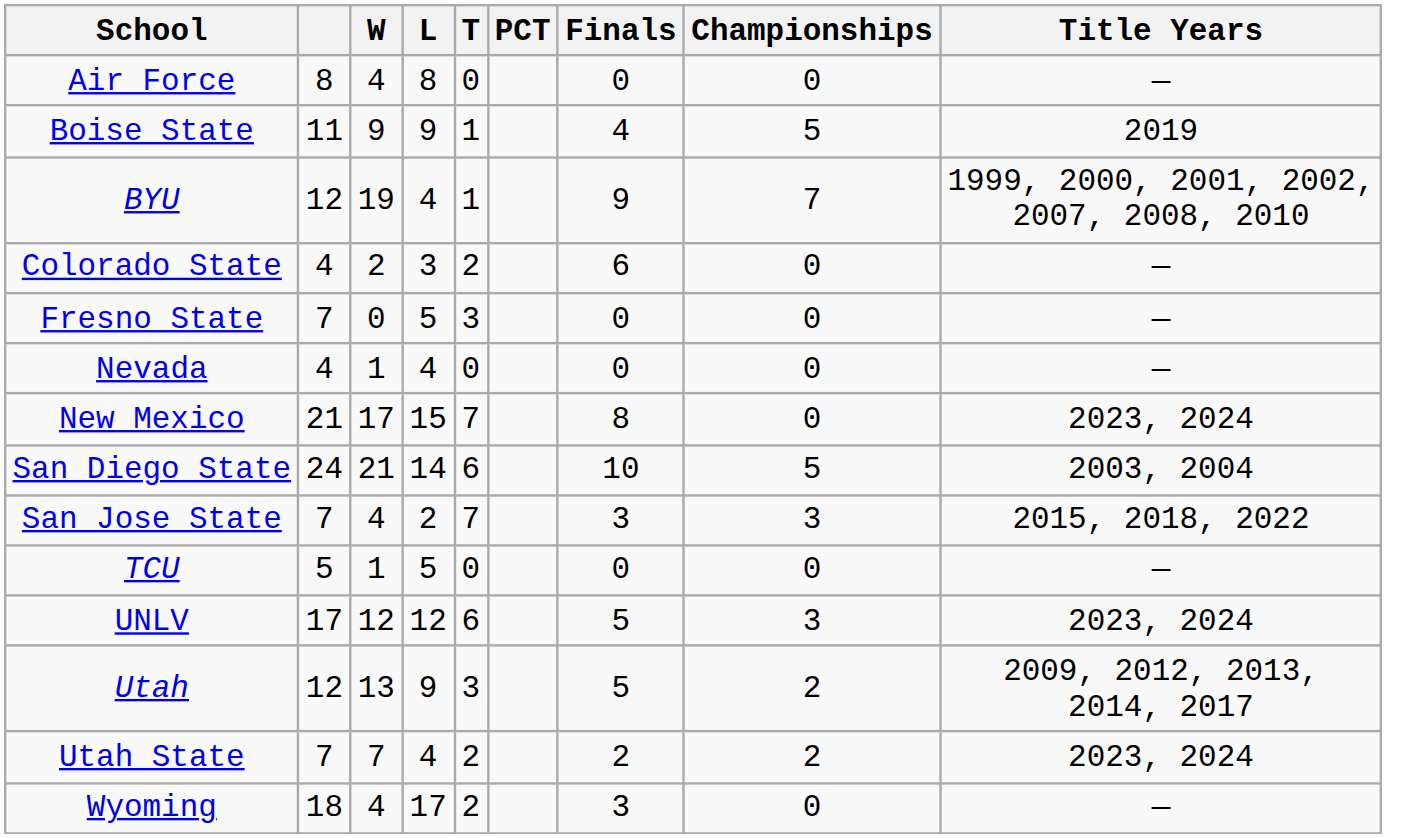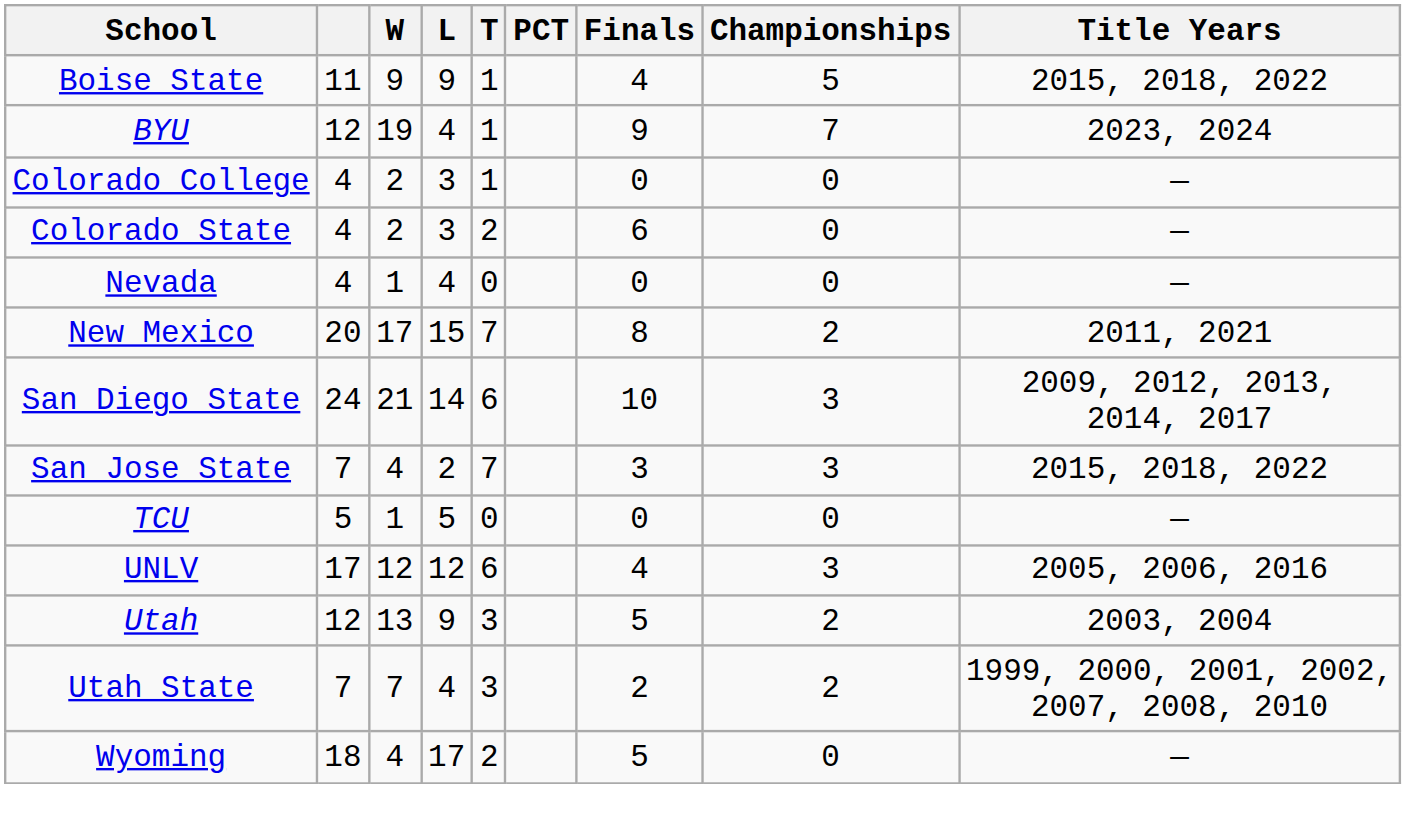- row: (152, 81)
(1161, 131) 2019 -> (1180, 81) 2015, 2018, 2022
(1161, 200) 1999, 2000, 2001, 2002, 2007, 2008, 2010 -> (1180, 131) 2023, 2024
+ row: (161, 182)
- row: (152, 318)
(324, 419) 21 -> (343, 333) 20
(812, 419) 0 -> (831, 333) 2
(1161, 419) 2023, 2024 -> (1180, 333) 2011, 2021
(812, 470) 5 -> (831, 401) 3
(1161, 470) 2003, 2004 -> (1180, 401) 2009, 2012, 2013, 2014, 2017
(621, 621) 5 -> (639, 570) 4
(1161, 621) 2023, 2024 -> (1180, 570) 2005, 2006, 2016
(1161, 689) 2009, 2012, 2013, 2014, 2017 -> (1180, 621) 2003, 2004
(471, 757) 2 -> (489, 689) 3
(1161, 757) 2023, 2024 -> (1180, 689) 1999, 2000, 2001, 2002, 2007, 2008, 2010
(621, 808) 3 -> (639, 757) 5
